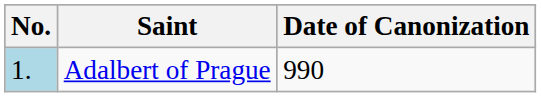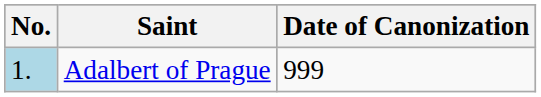(304, 69) 990 -> (304, 69) 999
